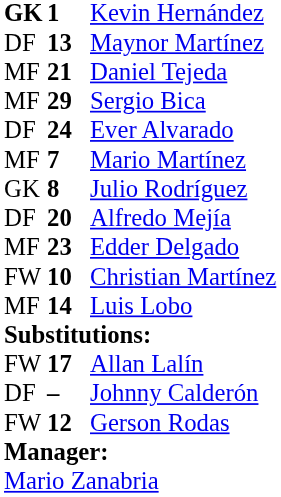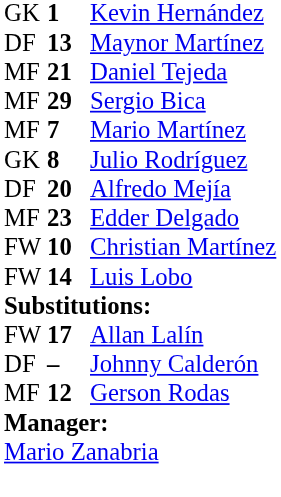(23, 13) bold -> (22, 13) normal
- row: (162, 130)
(22, 305) MF -> (23, 276) FW
(23, 422) FW -> (22, 393) MF
